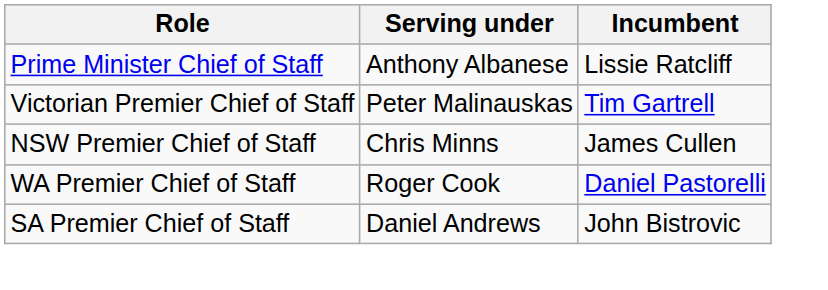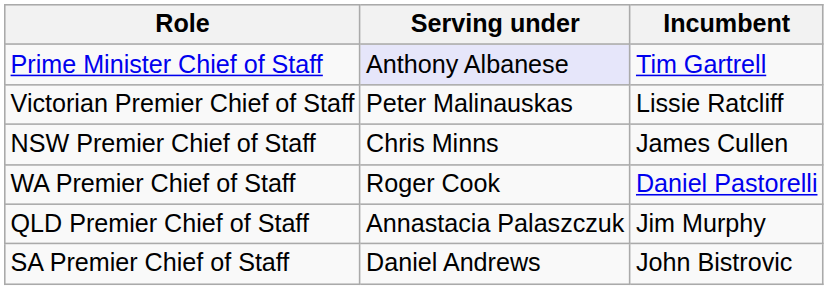(467, 64) no background -> (467, 64) lavender background
(658, 64) Lissie Ratcliff -> (701, 64) Tim Gartrell
(649, 104) Tim Gartrell -> (710, 104) Lissie Ratcliff
+ row: (160, 223)
